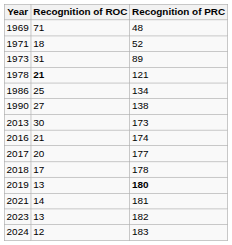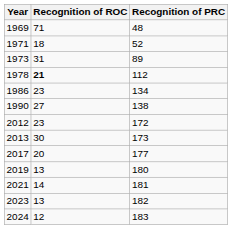(140, 75) 121 -> (140, 75) 112
(39, 91) 25 -> (39, 91) 23
+ row: (18, 122)
- row: (18, 138)
- row: (18, 169)
(140, 185) bold -> (140, 169) normal
